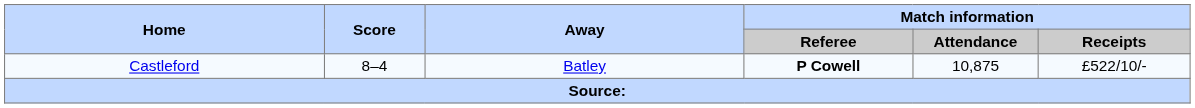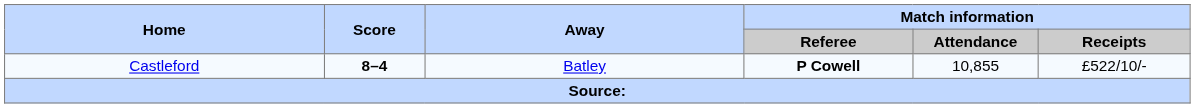(374, 66) normal -> (374, 66) bold
(975, 66) 10,875 -> (975, 66) 10,855
